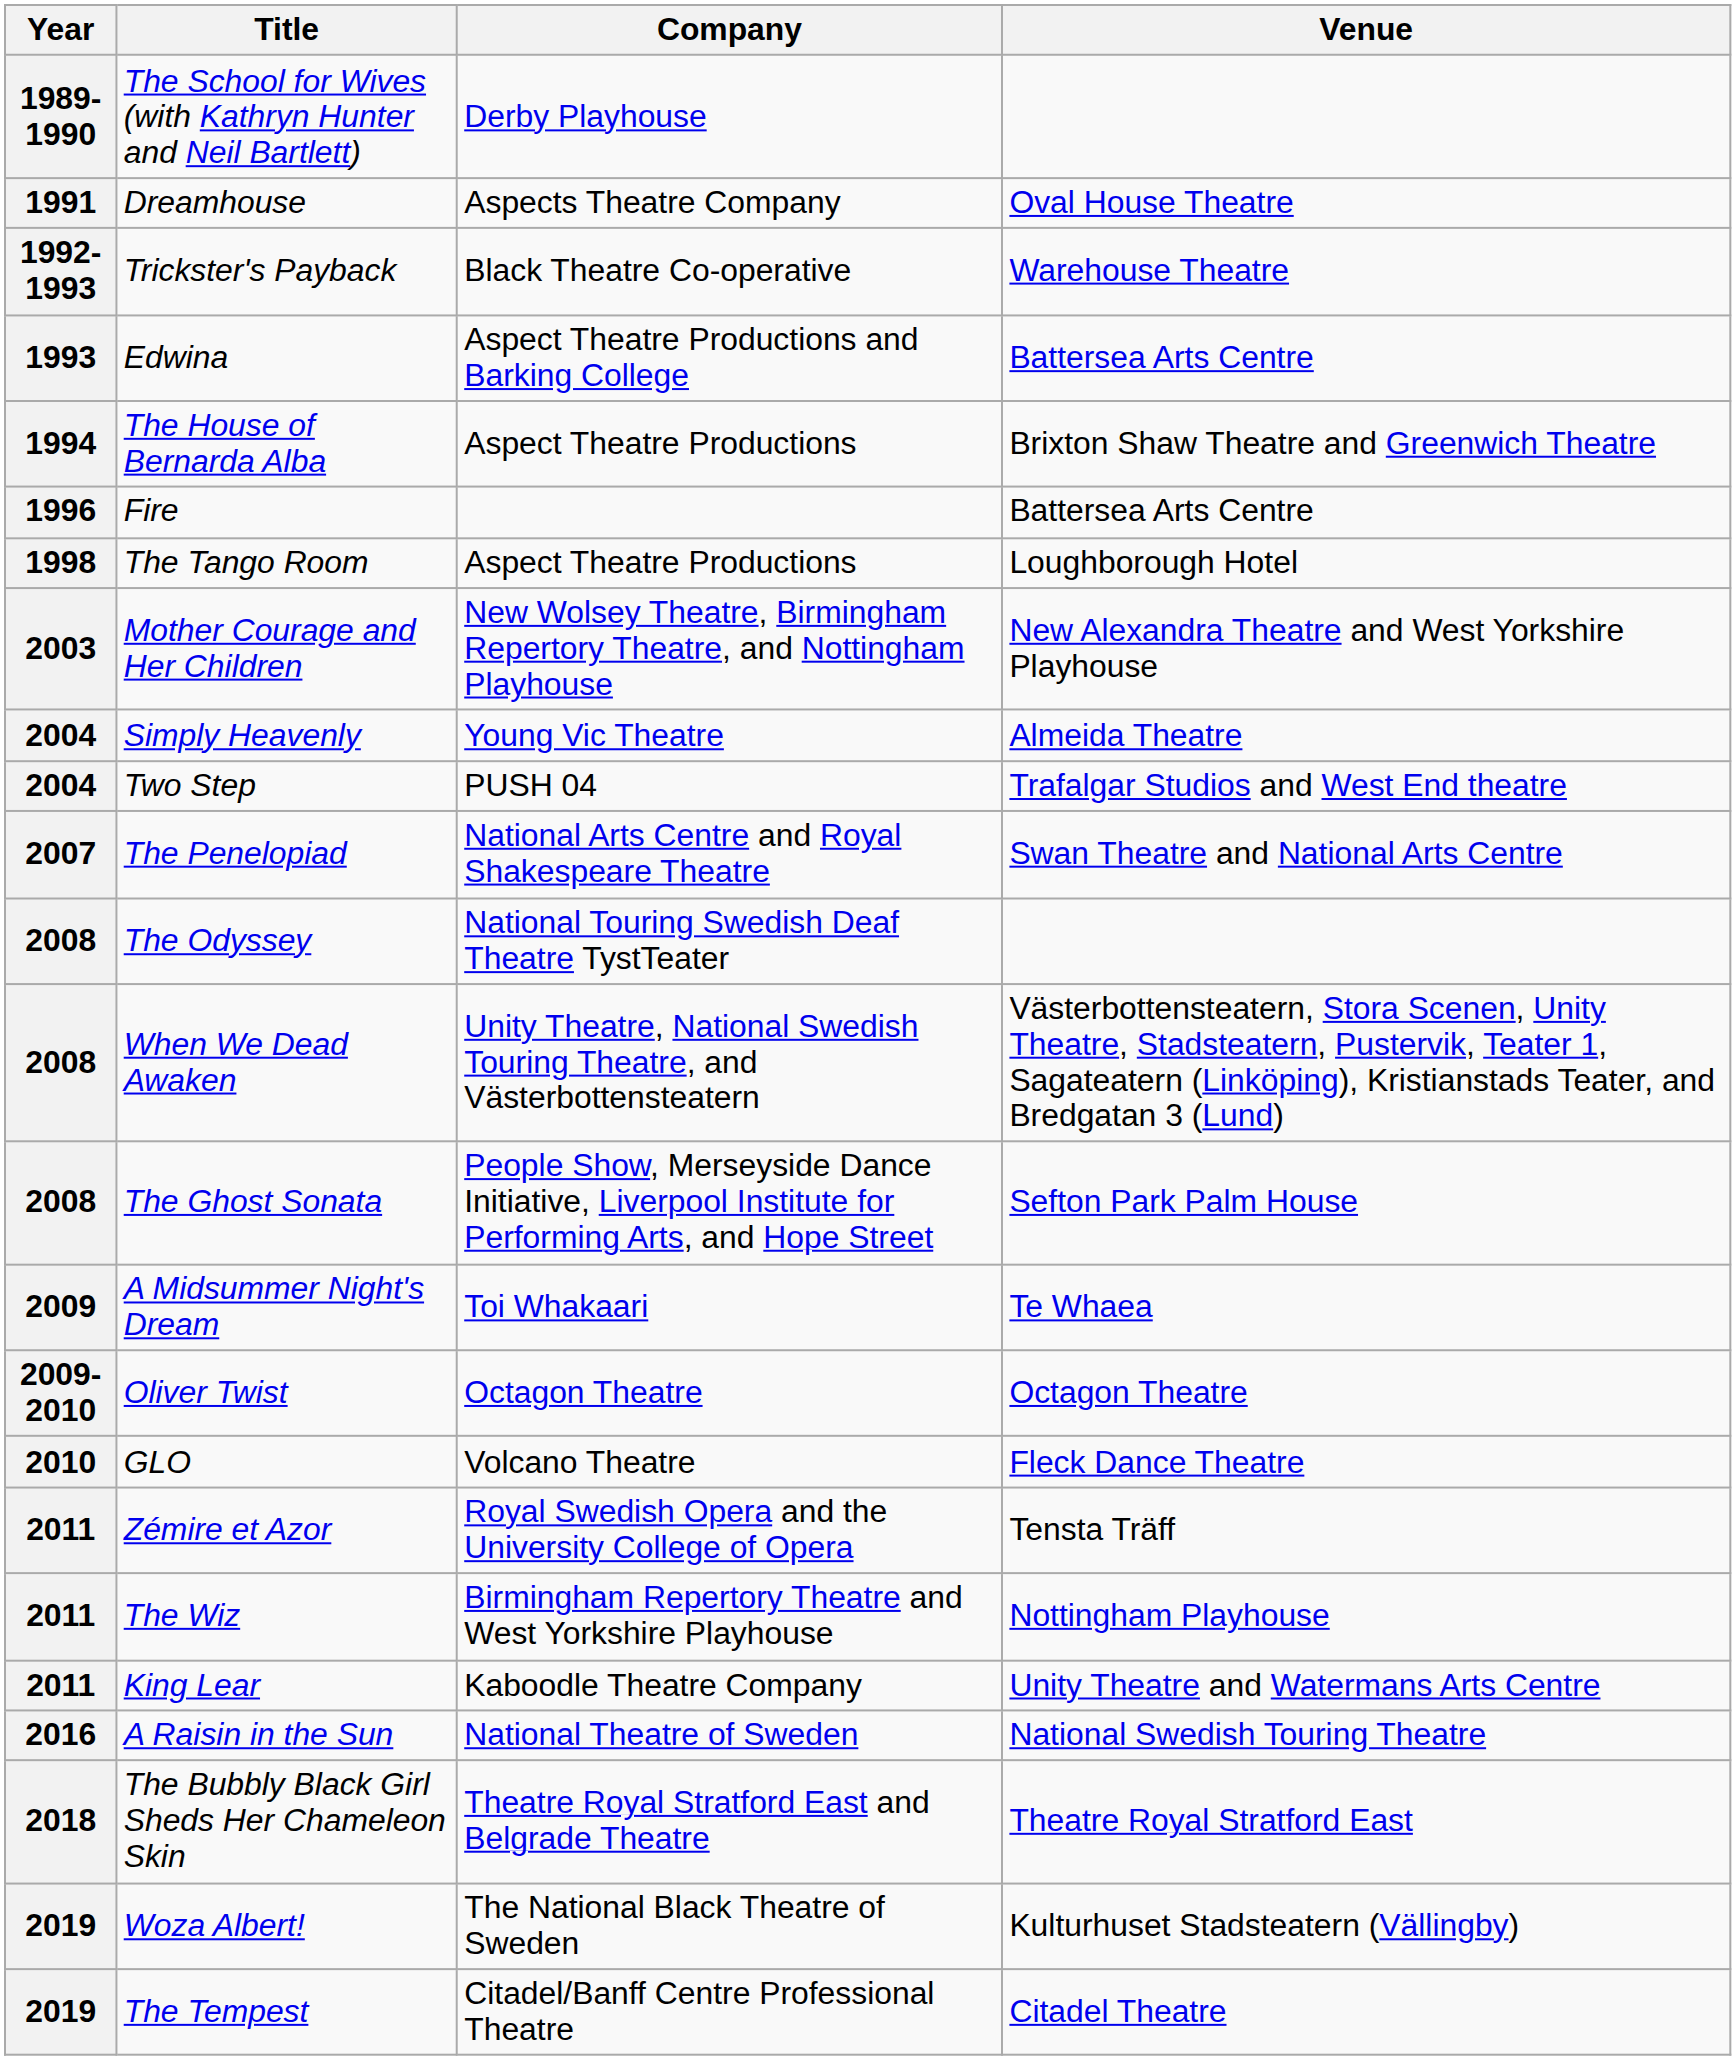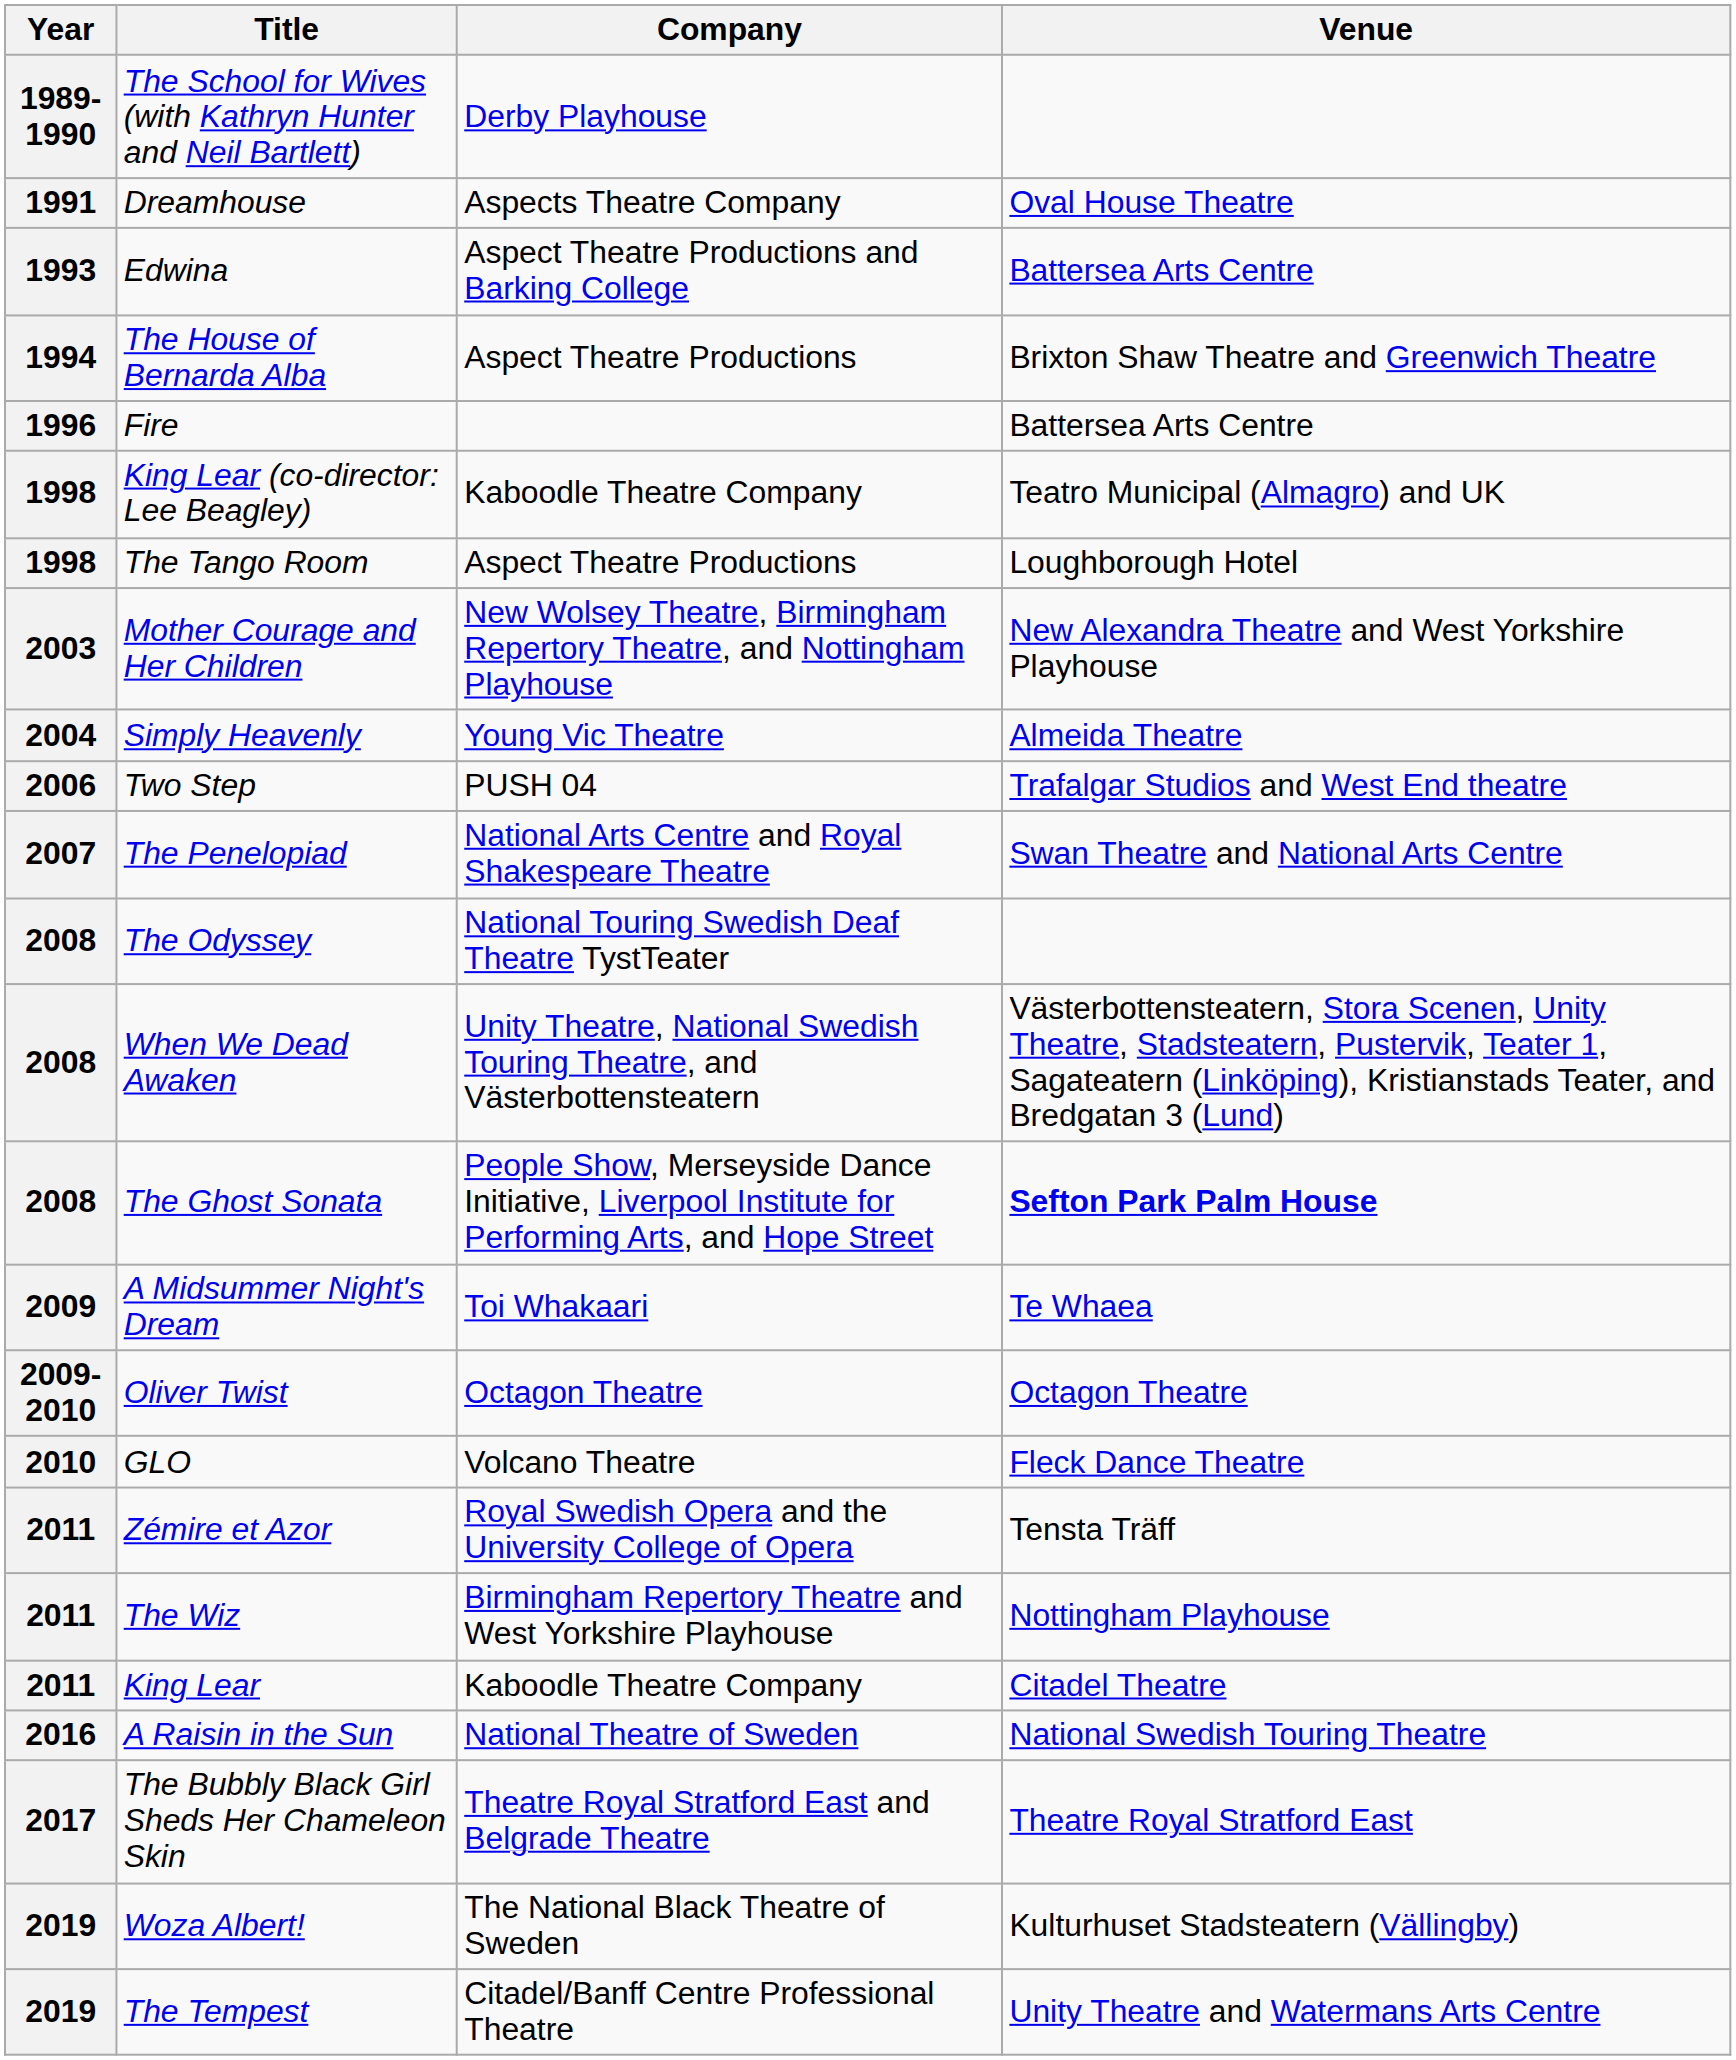- row: (260, 270)
+ row: (281, 493)
(61, 785) 2004 -> (61, 785) 2006
(1184, 1202) normal -> (1193, 1202) bold
(1305, 1684) Unity Theatre and Watermans Arts Centre -> (1118, 1684) Citadel Theatre
(61, 1821) 2018 -> (61, 1821) 2017
(1118, 2011) Citadel Theatre -> (1305, 2011) Unity Theatre and Watermans Arts Centre
